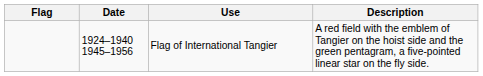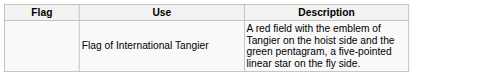- column: (114, 12)
